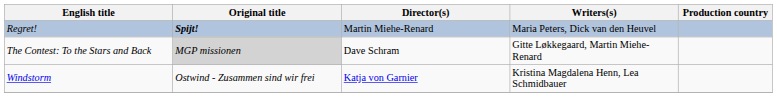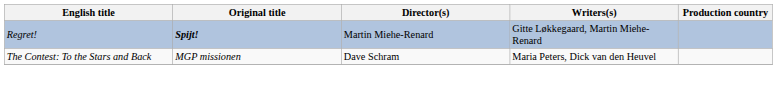(584, 28) Maria Peters, Dick van den Heuvel -> (581, 34) Gitte Løkkegaard, Martin Miehe-Renard
(208, 50) lightgrey background -> (208, 56) no background
(581, 50) Gitte Løkkegaard, Martin Miehe-Renard -> (584, 56) Maria Peters, Dick van den Heuvel
- row: (29, 78)
